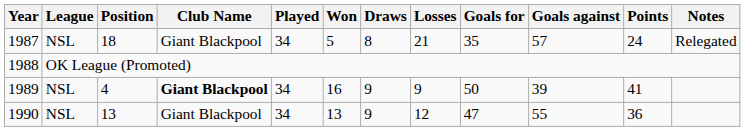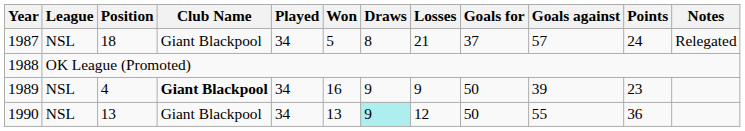(471, 41) 35 -> (471, 41) 37
(635, 89) 41 -> (635, 89) 23
(368, 114) no background -> (368, 114) paleturquoise background
(471, 114) 47 -> (471, 114) 50
